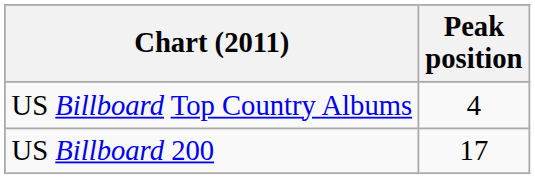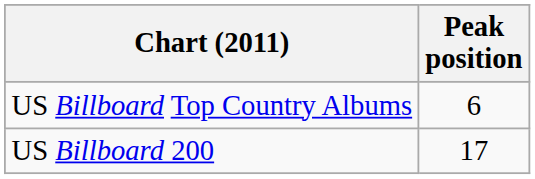(474, 104) 4 -> (474, 104) 6
